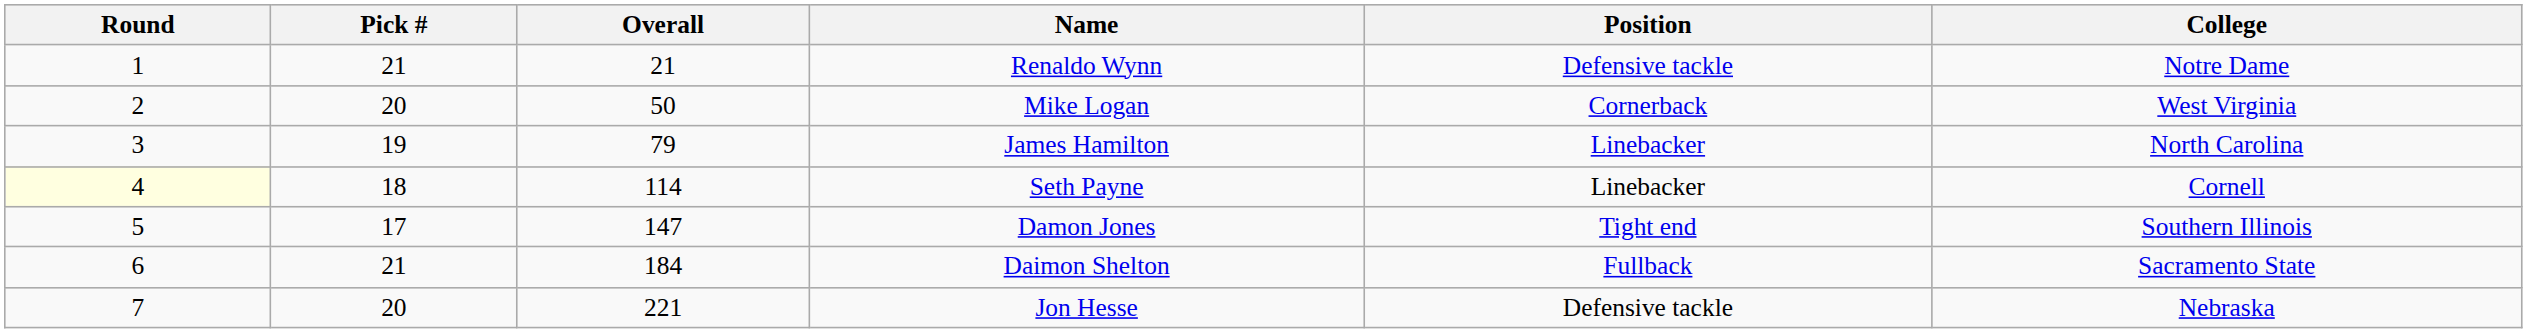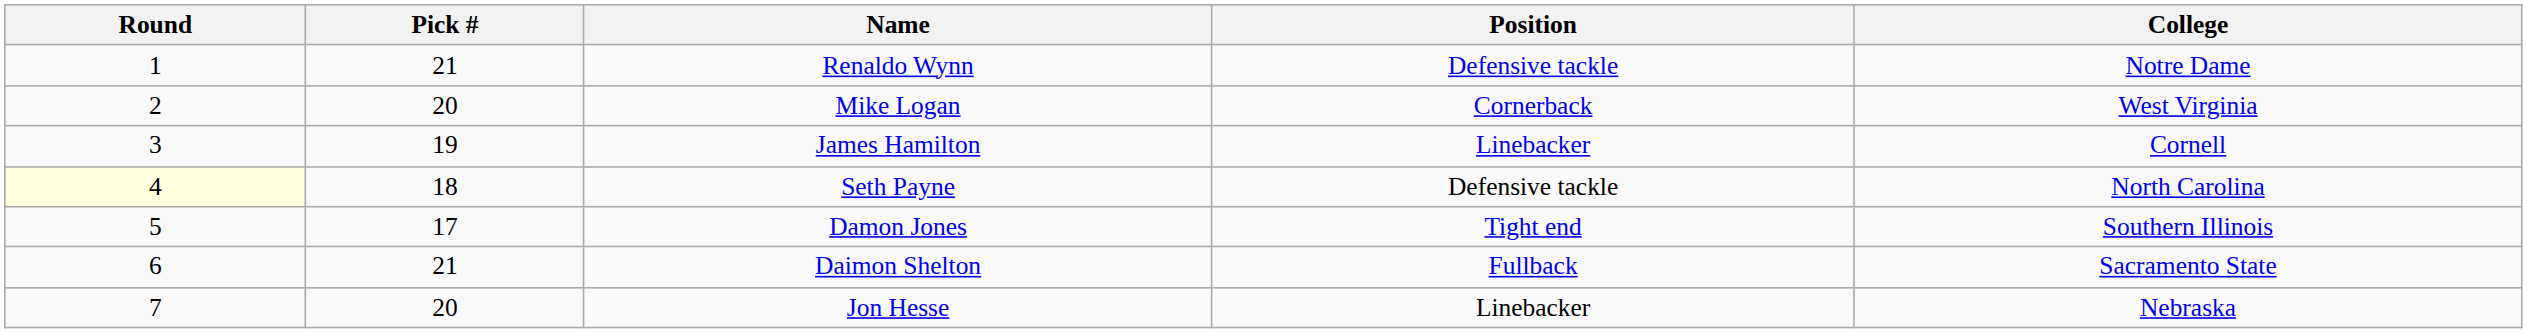- column: (663, 24)
(2227, 145) North Carolina -> (2188, 145) Cornell
(1648, 186) Linebacker -> (1533, 186) Defensive tackle
(2227, 186) Cornell -> (2188, 186) North Carolina
(1648, 307) Defensive tackle -> (1533, 307) Linebacker
